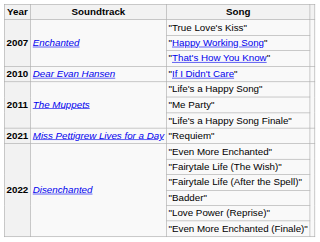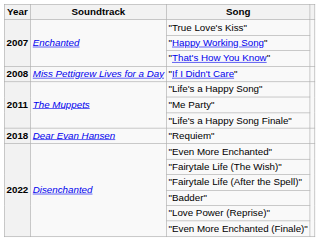(17, 74) 2010 -> (17, 74) 2008
(74, 74) Dear Evan Hansen -> (98, 74) Miss Pettigrew Lives for a Day
(17, 136) 2021 -> (17, 136) 2018
(98, 136) Miss Pettigrew Lives for a Day -> (74, 136) Dear Evan Hansen
